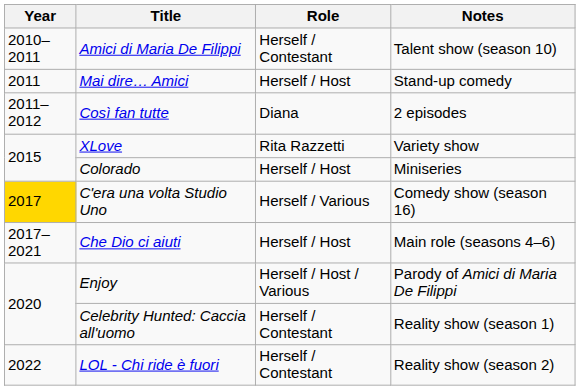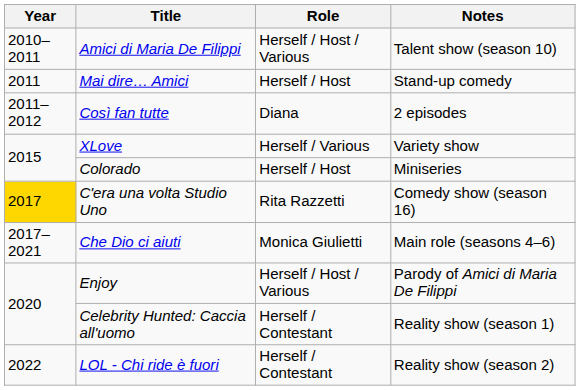(296, 48) Herself / Contestant -> (309, 48) Herself / Host / Various
(302, 145) Rita Razzetti -> (314, 145) Herself / Various
(314, 201) Herself / Various -> (302, 201) Rita Razzetti
(305, 242) Herself / Host -> (311, 242) Monica Giulietti
